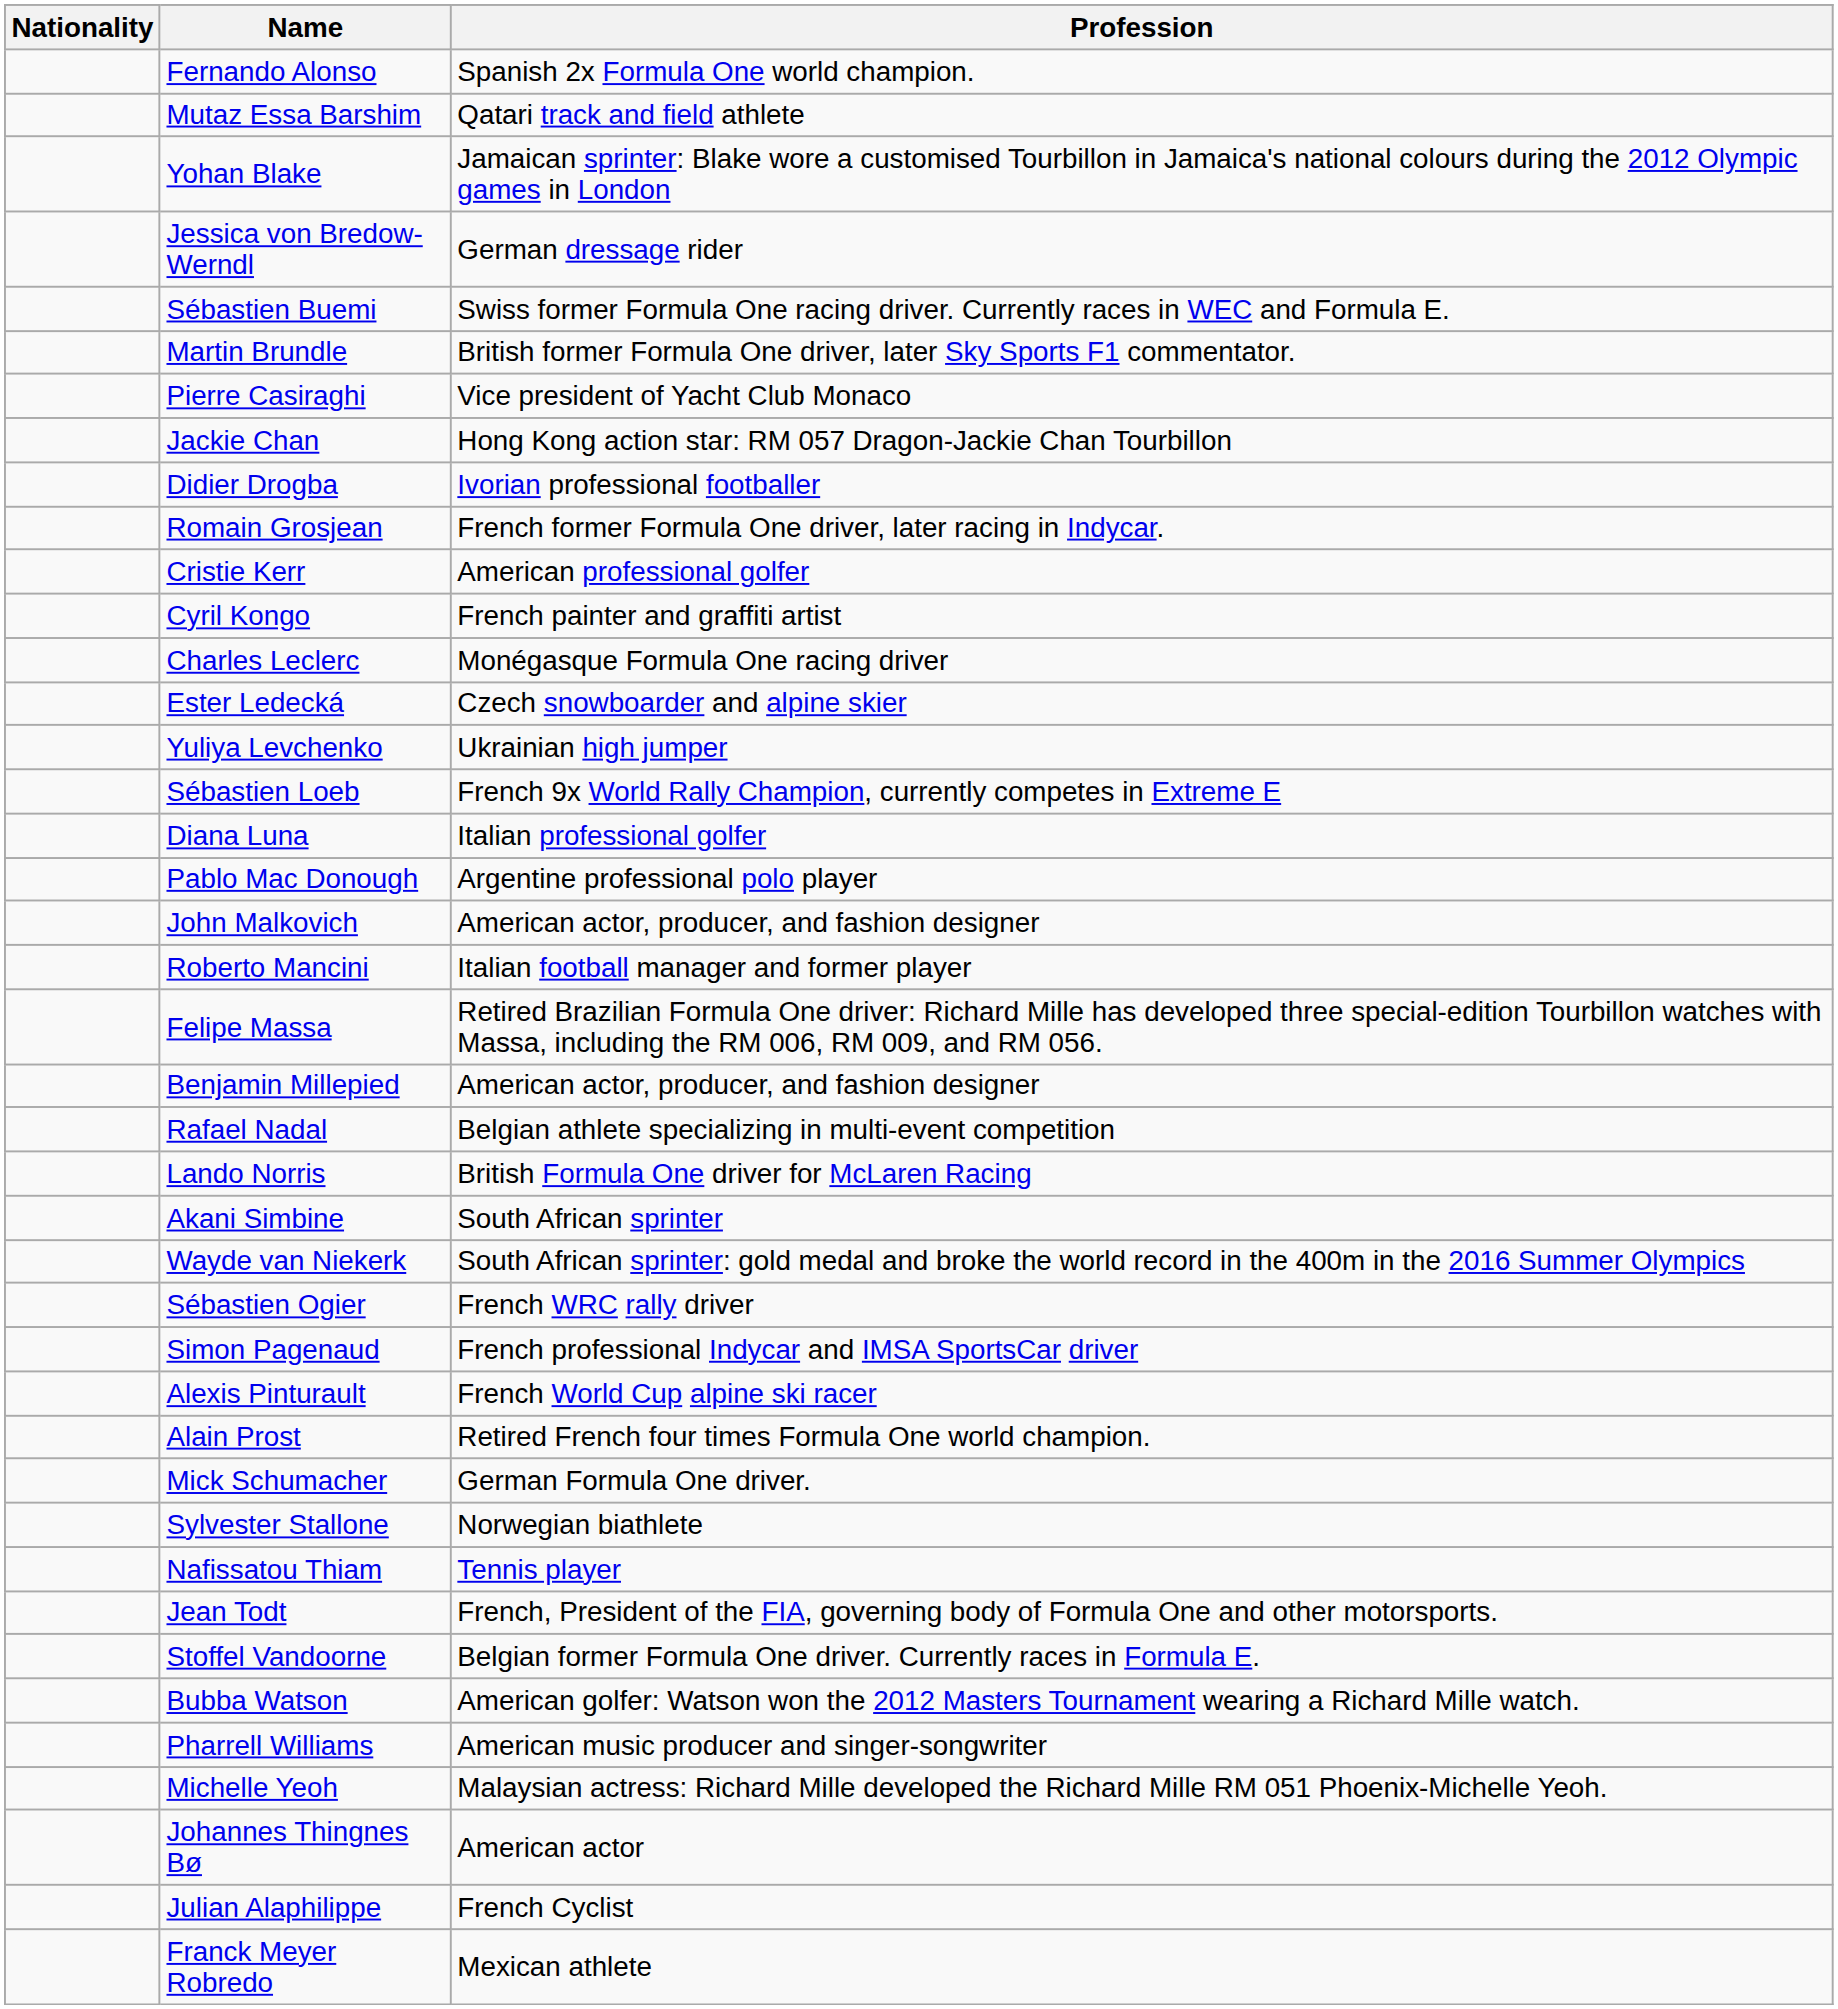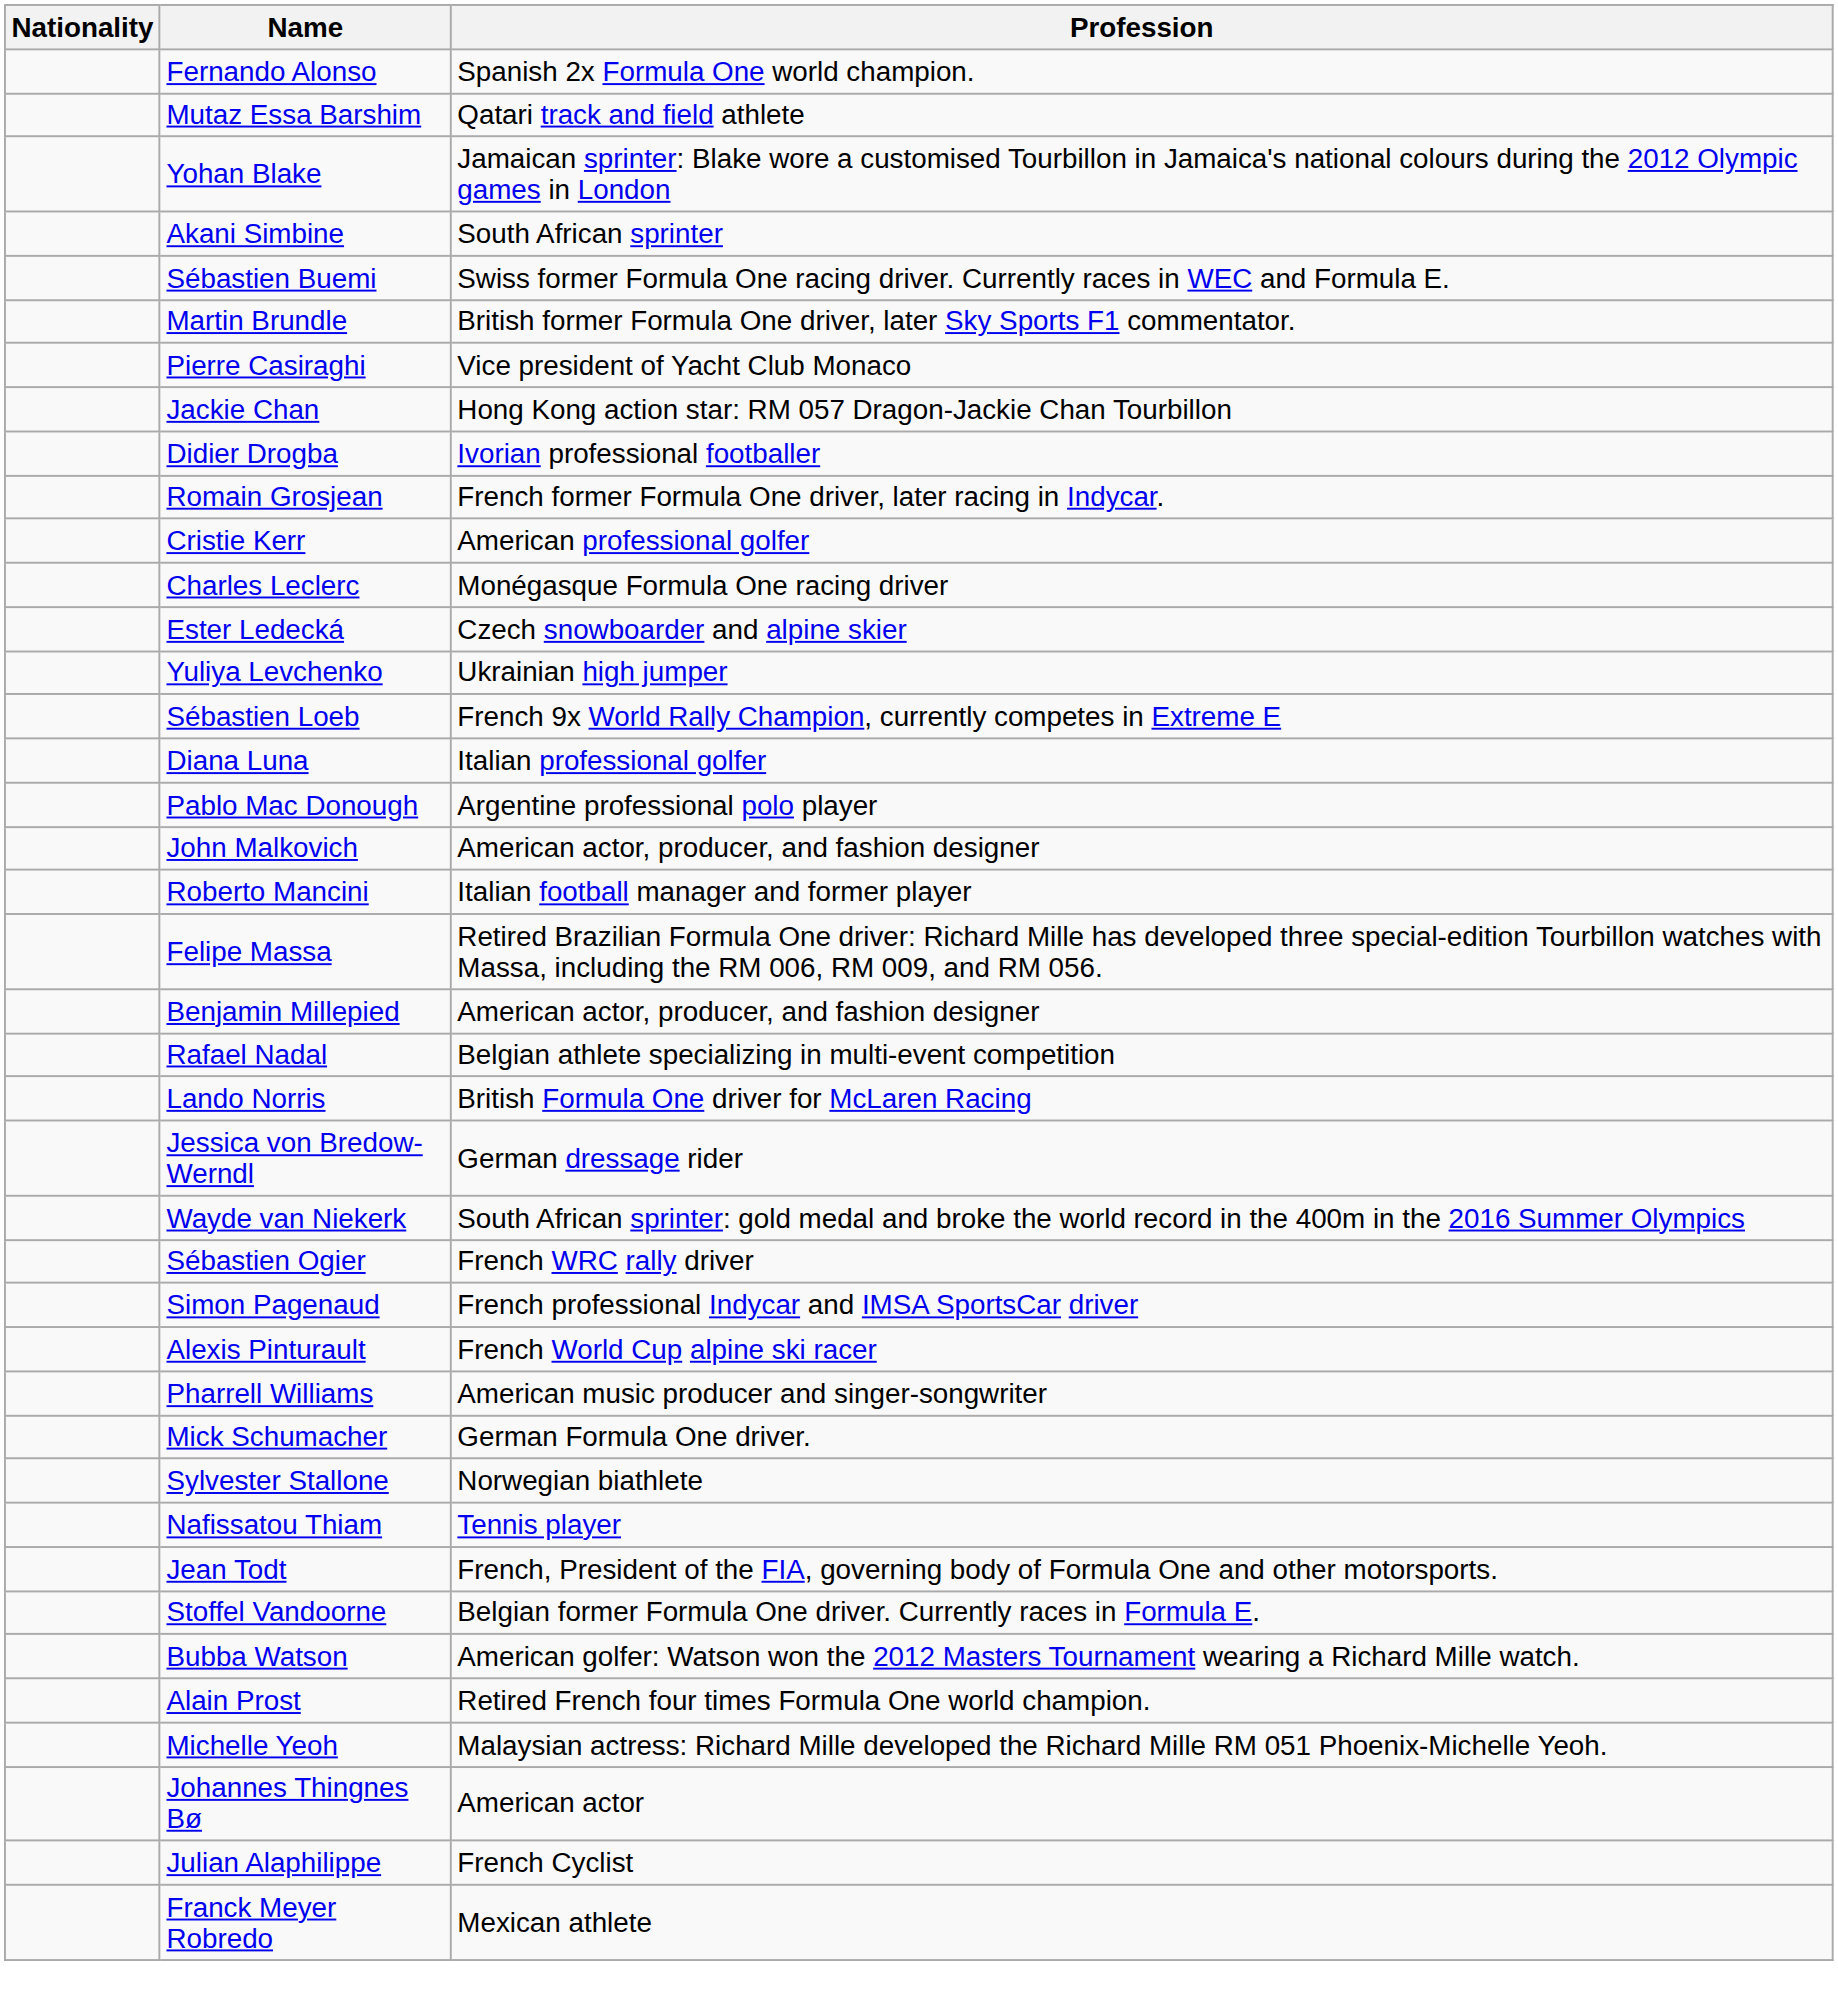rows swapped: (295, 249) <-> (255, 1218)
- row: (238, 616)
rows swapped: (234, 1437) <-> (270, 1745)
